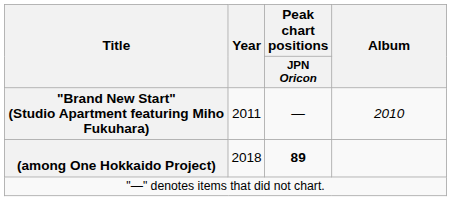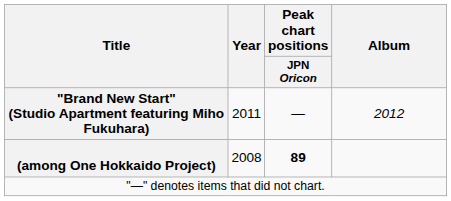(389, 113) 2010 -> (389, 113) 2012
(247, 158) 2018 -> (247, 158) 2008
